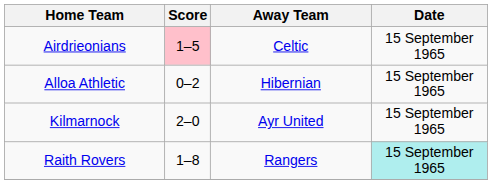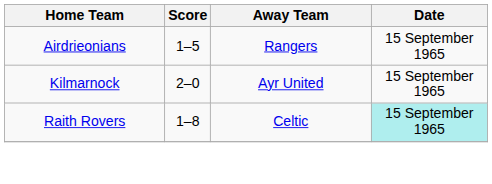(188, 45) pink background -> (188, 45) no background
(291, 45) Celtic -> (291, 45) Rangers
- row: (85, 84)
(291, 160) Rangers -> (291, 122) Celtic
